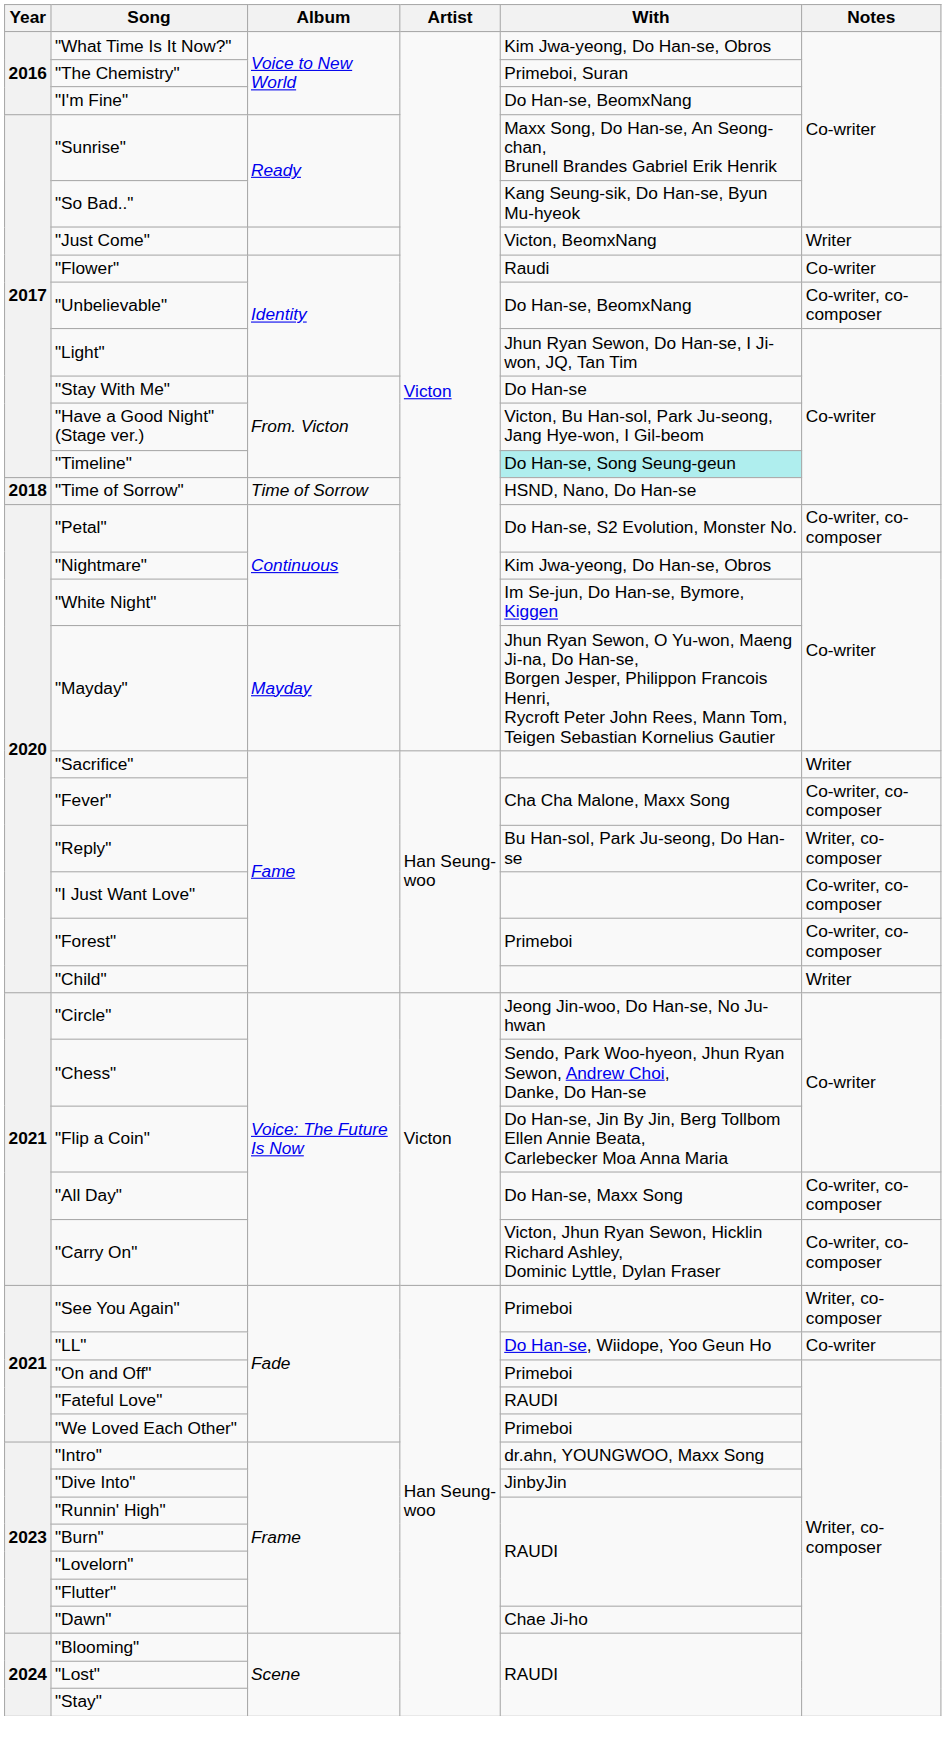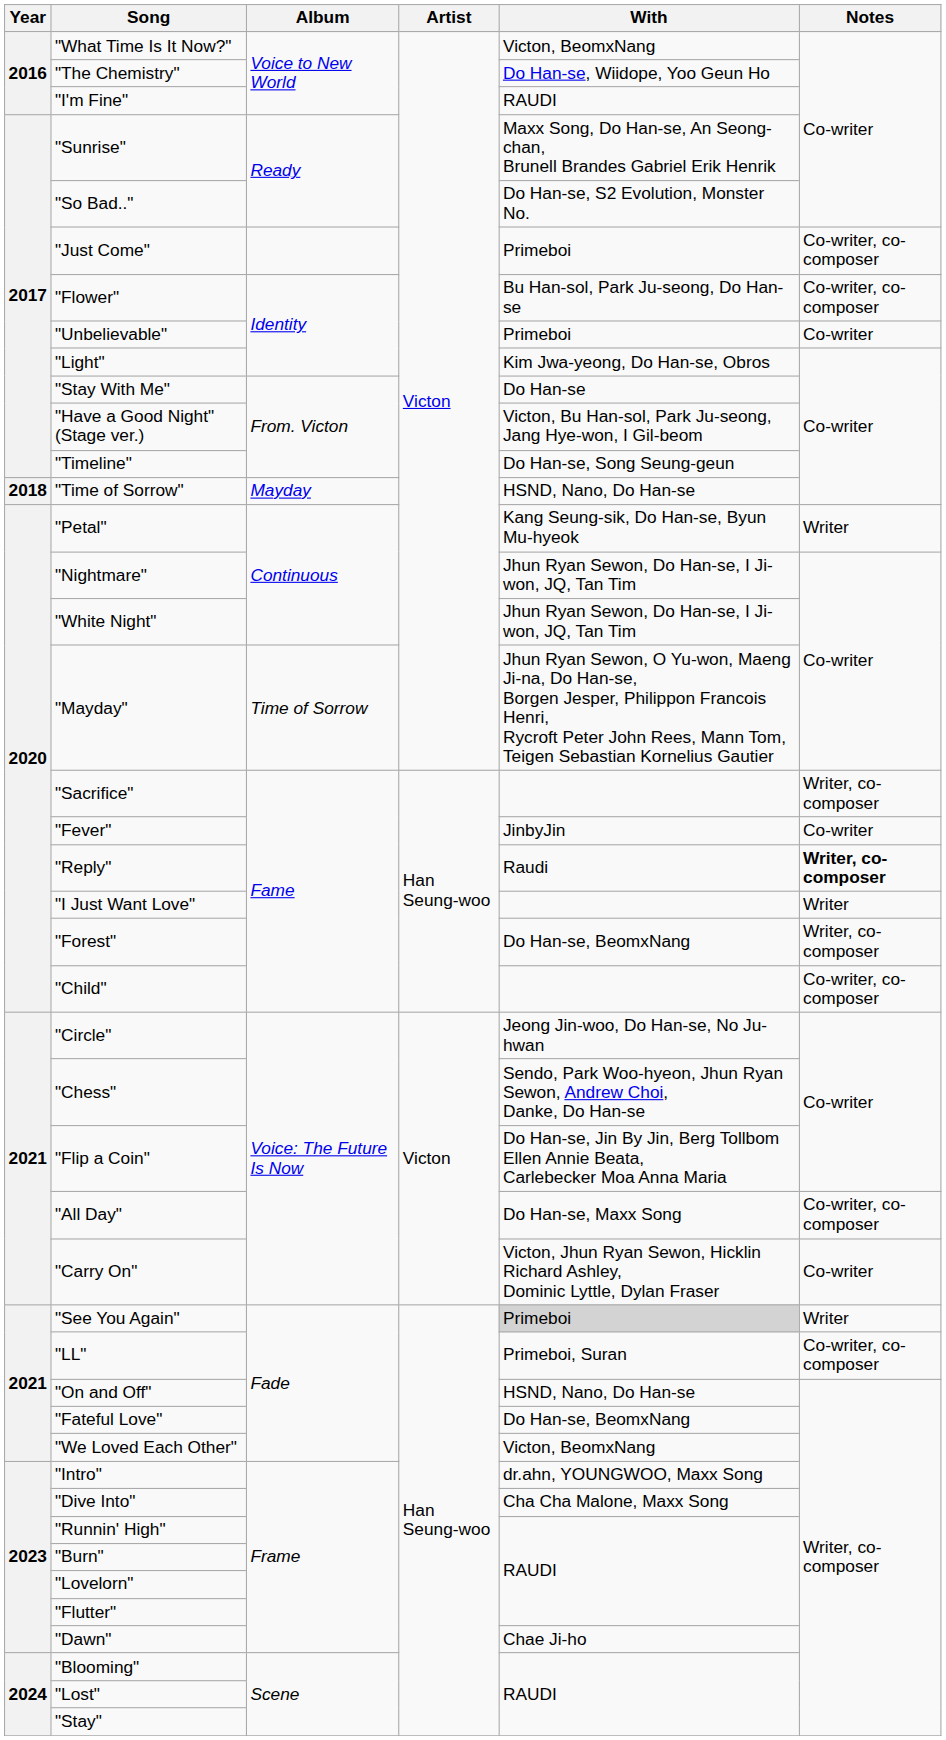(638, 45) Kim Jwa-yeong, Do Han-se, Obros -> (579, 45) Victon, BeomxNang
(566, 73) Primeboi, Suran -> (636, 73) Do Han-se, Wiidope, Yoo Geun Ho
(598, 100) Do Han-se, BeomxNang -> (530, 100) RAUDI
(636, 203) Kang Seung-sik, Do Han-se, Byun Mu-hyeok -> (634, 203) Do Han-se, S2 Evolution, Monster No.
(580, 240) Victon, BeomxNang -> (537, 250) Primeboi
(829, 240) Writer -> (854, 250) Co-writer, co-composer
(527, 268) Raudi -> (643, 297) Bu Han-sol, Park Ju-seong, Do Han-se
(841, 268) Co-writer -> (854, 297) Co-writer, co-composer
(598, 305) Do Han-se, BeomxNang -> (537, 334) Primeboi
(857, 305) Co-writer, co-composer -> (838, 334) Co-writer
(639, 352) Jhun Ryan Sewon, Do Han-se, I Ji-won, JQ, Tan Tim -> (636, 362) Kim Jwa-yeong, Do Han-se, Obros
(620, 463) paleturquoise background -> (619, 463) no background
(309, 491) Time of Sorrow -> (281, 491) Mayday
(651, 528) Do Han-se, S2 Evolution, Monster No. -> (635, 528) Kang Seung-sik, Do Han-se, Byun Mu-hyeok
(857, 528) Co-writer, co-composer -> (826, 528) Writer
(638, 565) Kim Jwa-yeong, Do Han-se, Obros -> (638, 575) Jhun Ryan Sewon, Do Han-se, I Ji-won, JQ, Tan Tim
(624, 602) Im Se-jun, Do Han-se, Bymore, Kiggen -> (638, 621) Jhun Ryan Sewon, Do Han-se, I Ji-won, JQ, Tan Tim
(281, 688) Mayday -> (309, 707) Time of Sorrow
(829, 764) Writer -> (842, 793) Writer, co-composer
(617, 801) Cha Cha Malone, Maxx Song -> (534, 830) JinbyJin
(857, 801) Co-writer, co-composer -> (838, 830) Co-writer
(644, 848) Bu Han-sol, Park Ju-seong, Do Han-se -> (526, 867) Raudi
(845, 848) normal -> (845, 867) bold
(857, 895) Co-writer, co-composer -> (826, 904) Writer
(538, 941) Primeboi -> (597, 941) Do Han-se, BeomxNang
(857, 941) Co-writer, co-composer -> (842, 941) Writer, co-composer
(829, 978) Writer -> (854, 988) Co-writer, co-composer
(857, 1252) Co-writer, co-composer -> (838, 1271) Co-writer
(538, 1308) no background -> (537, 1318) lightgrey background
(845, 1308) Writer, co-composer -> (826, 1318) Writer
(638, 1345) Do Han-se, Wiidope, Yoo Geun Ho -> (565, 1355) Primeboi, Suran
(841, 1345) Co-writer -> (854, 1355) Co-writer, co-composer
(538, 1373) Primeboi -> (599, 1392) HSND, Nano, Do Han-se
(531, 1400) RAUDI -> (597, 1420) Do Han-se, BeomxNang
(538, 1428) Primeboi -> (579, 1447) Victon, BeomxNang
(535, 1482) JinbyJin -> (616, 1502) Cha Cha Malone, Maxx Song
